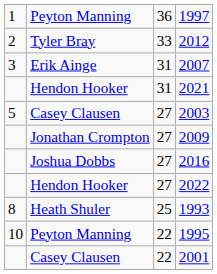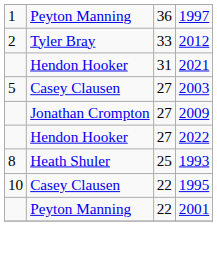- row: (194, 64)
- row: (194, 161)
(81, 233) Peyton Manning -> (75, 185) Casey Clausen
(75, 257) Casey Clausen -> (81, 209) Peyton Manning
